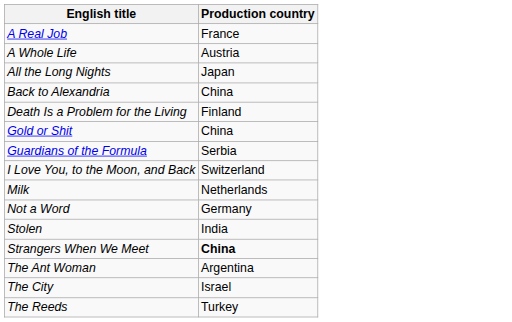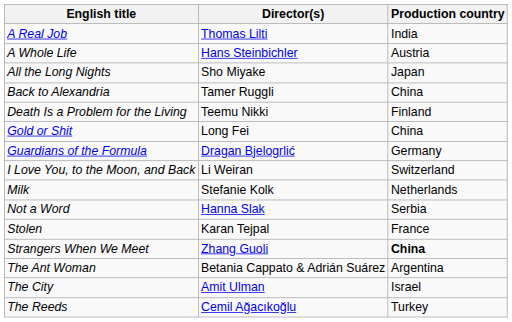+ column: (293, 14)
(220, 33) France -> (404, 33) India
(219, 151) Serbia -> (416, 151) Germany
(226, 209) Germany -> (409, 209) Serbia
(214, 229) India -> (410, 229) France
